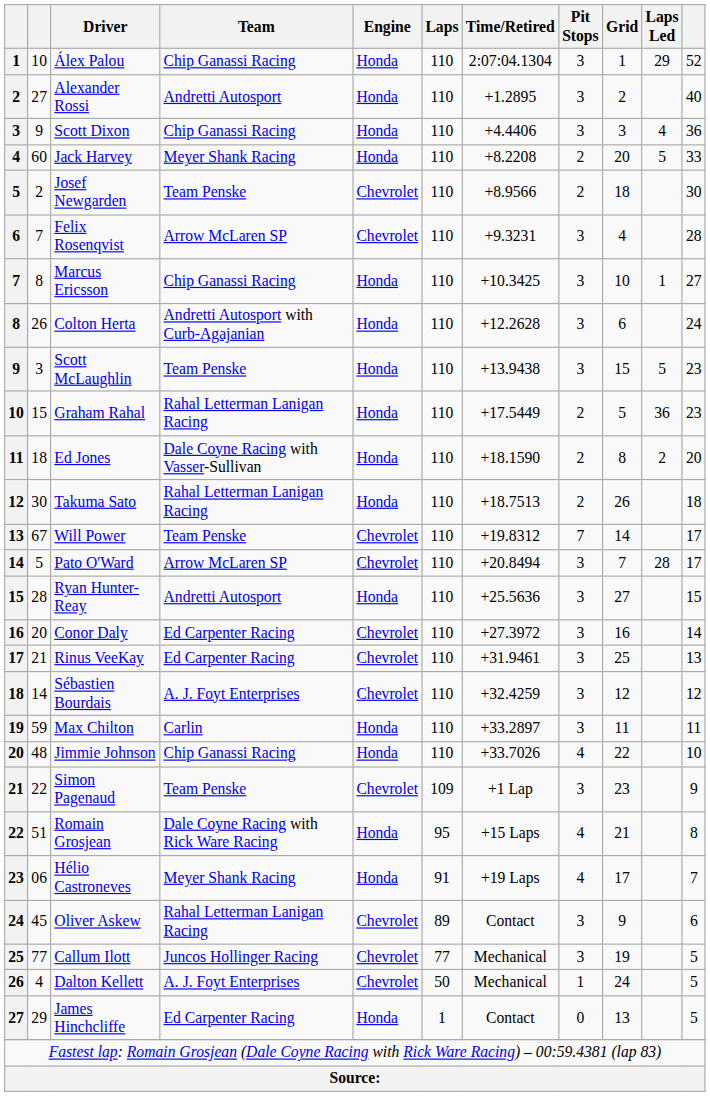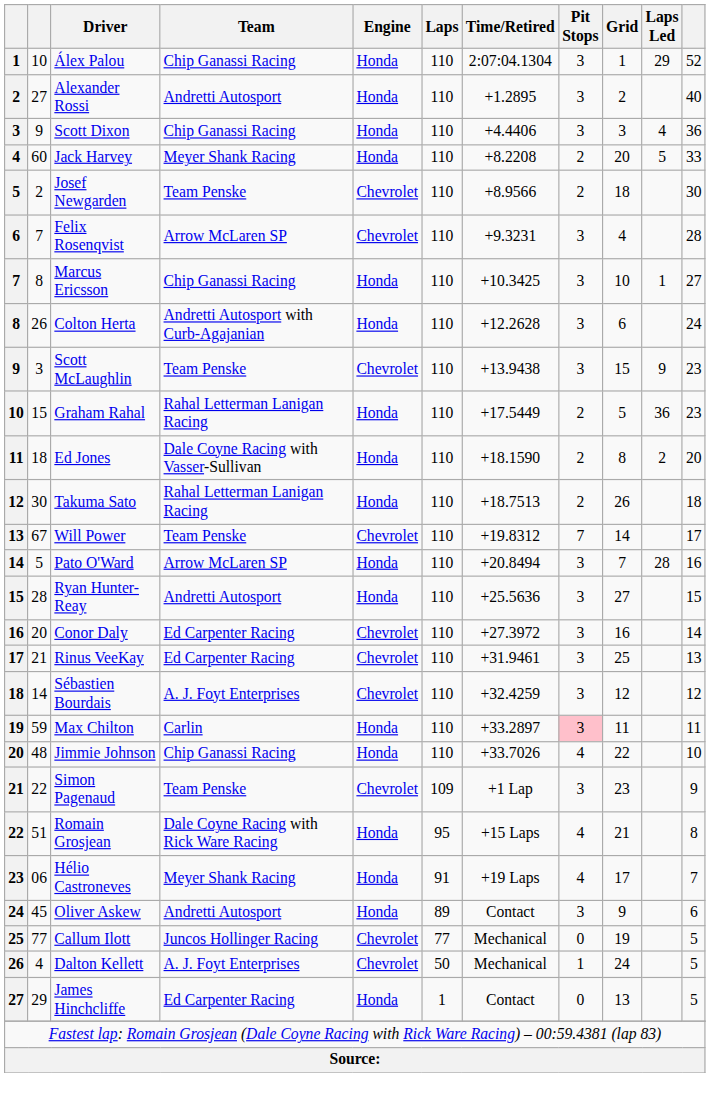(377, 368) Honda -> (387, 368) Chevrolet
(662, 368) 5 -> (662, 368) 9
(387, 562) Chevrolet -> (377, 562) Honda
(694, 562) 17 -> (694, 562) 16
(580, 728) no background -> (580, 728) pink background
(243, 921) Rahal Letterman Lanigan Racing -> (222, 912) Andretti Autosport
(387, 921) Chevrolet -> (377, 912) Honda
(580, 956) 3 -> (580, 938) 0
